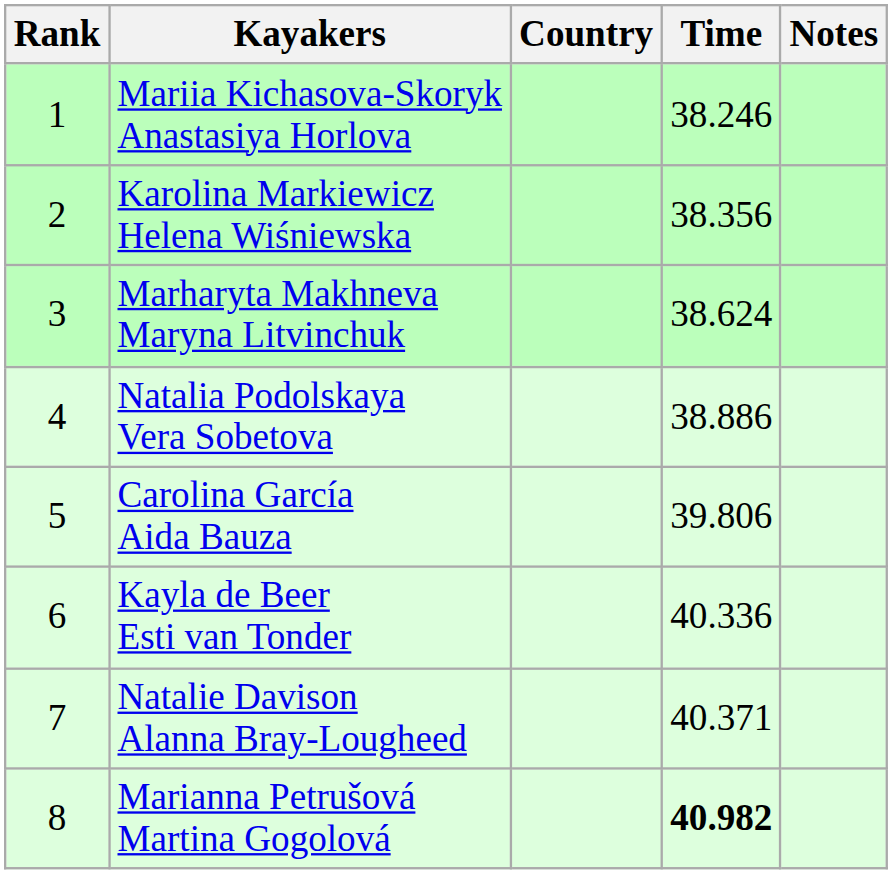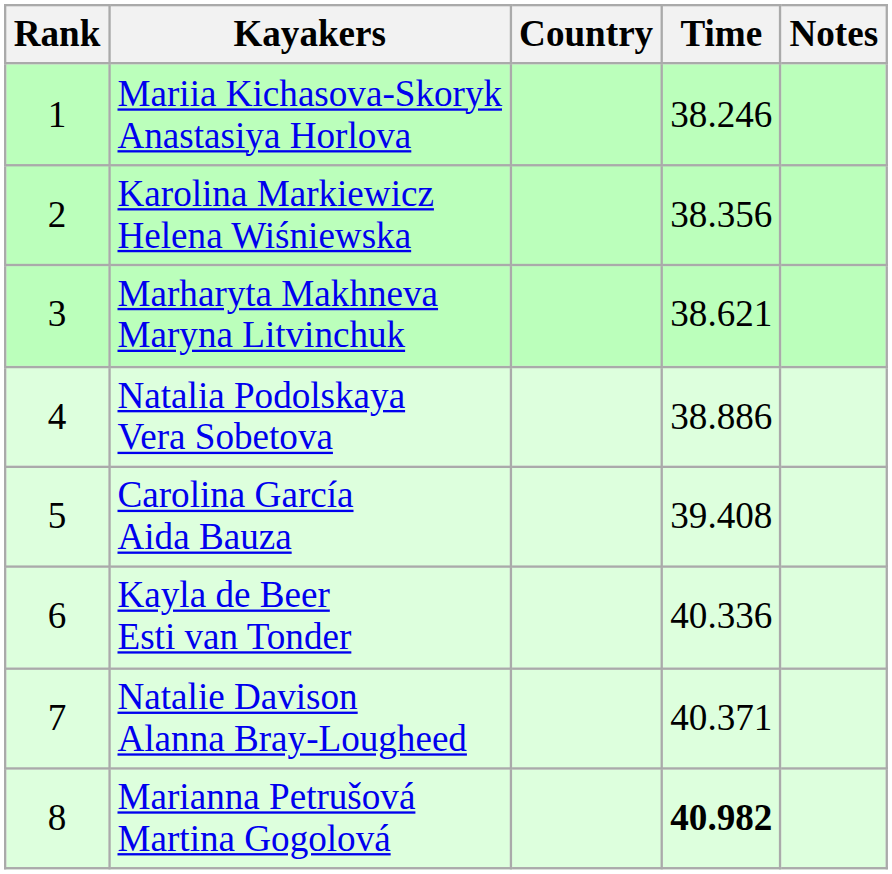(721, 314) 38.624 -> (721, 314) 38.621
(721, 516) 39.806 -> (721, 516) 39.408
